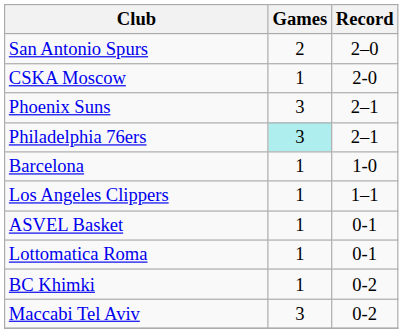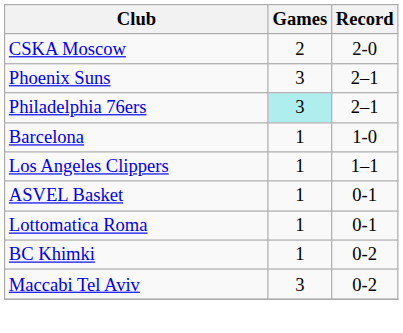- row: (78, 48)
(300, 78) 1 -> (300, 48) 2
